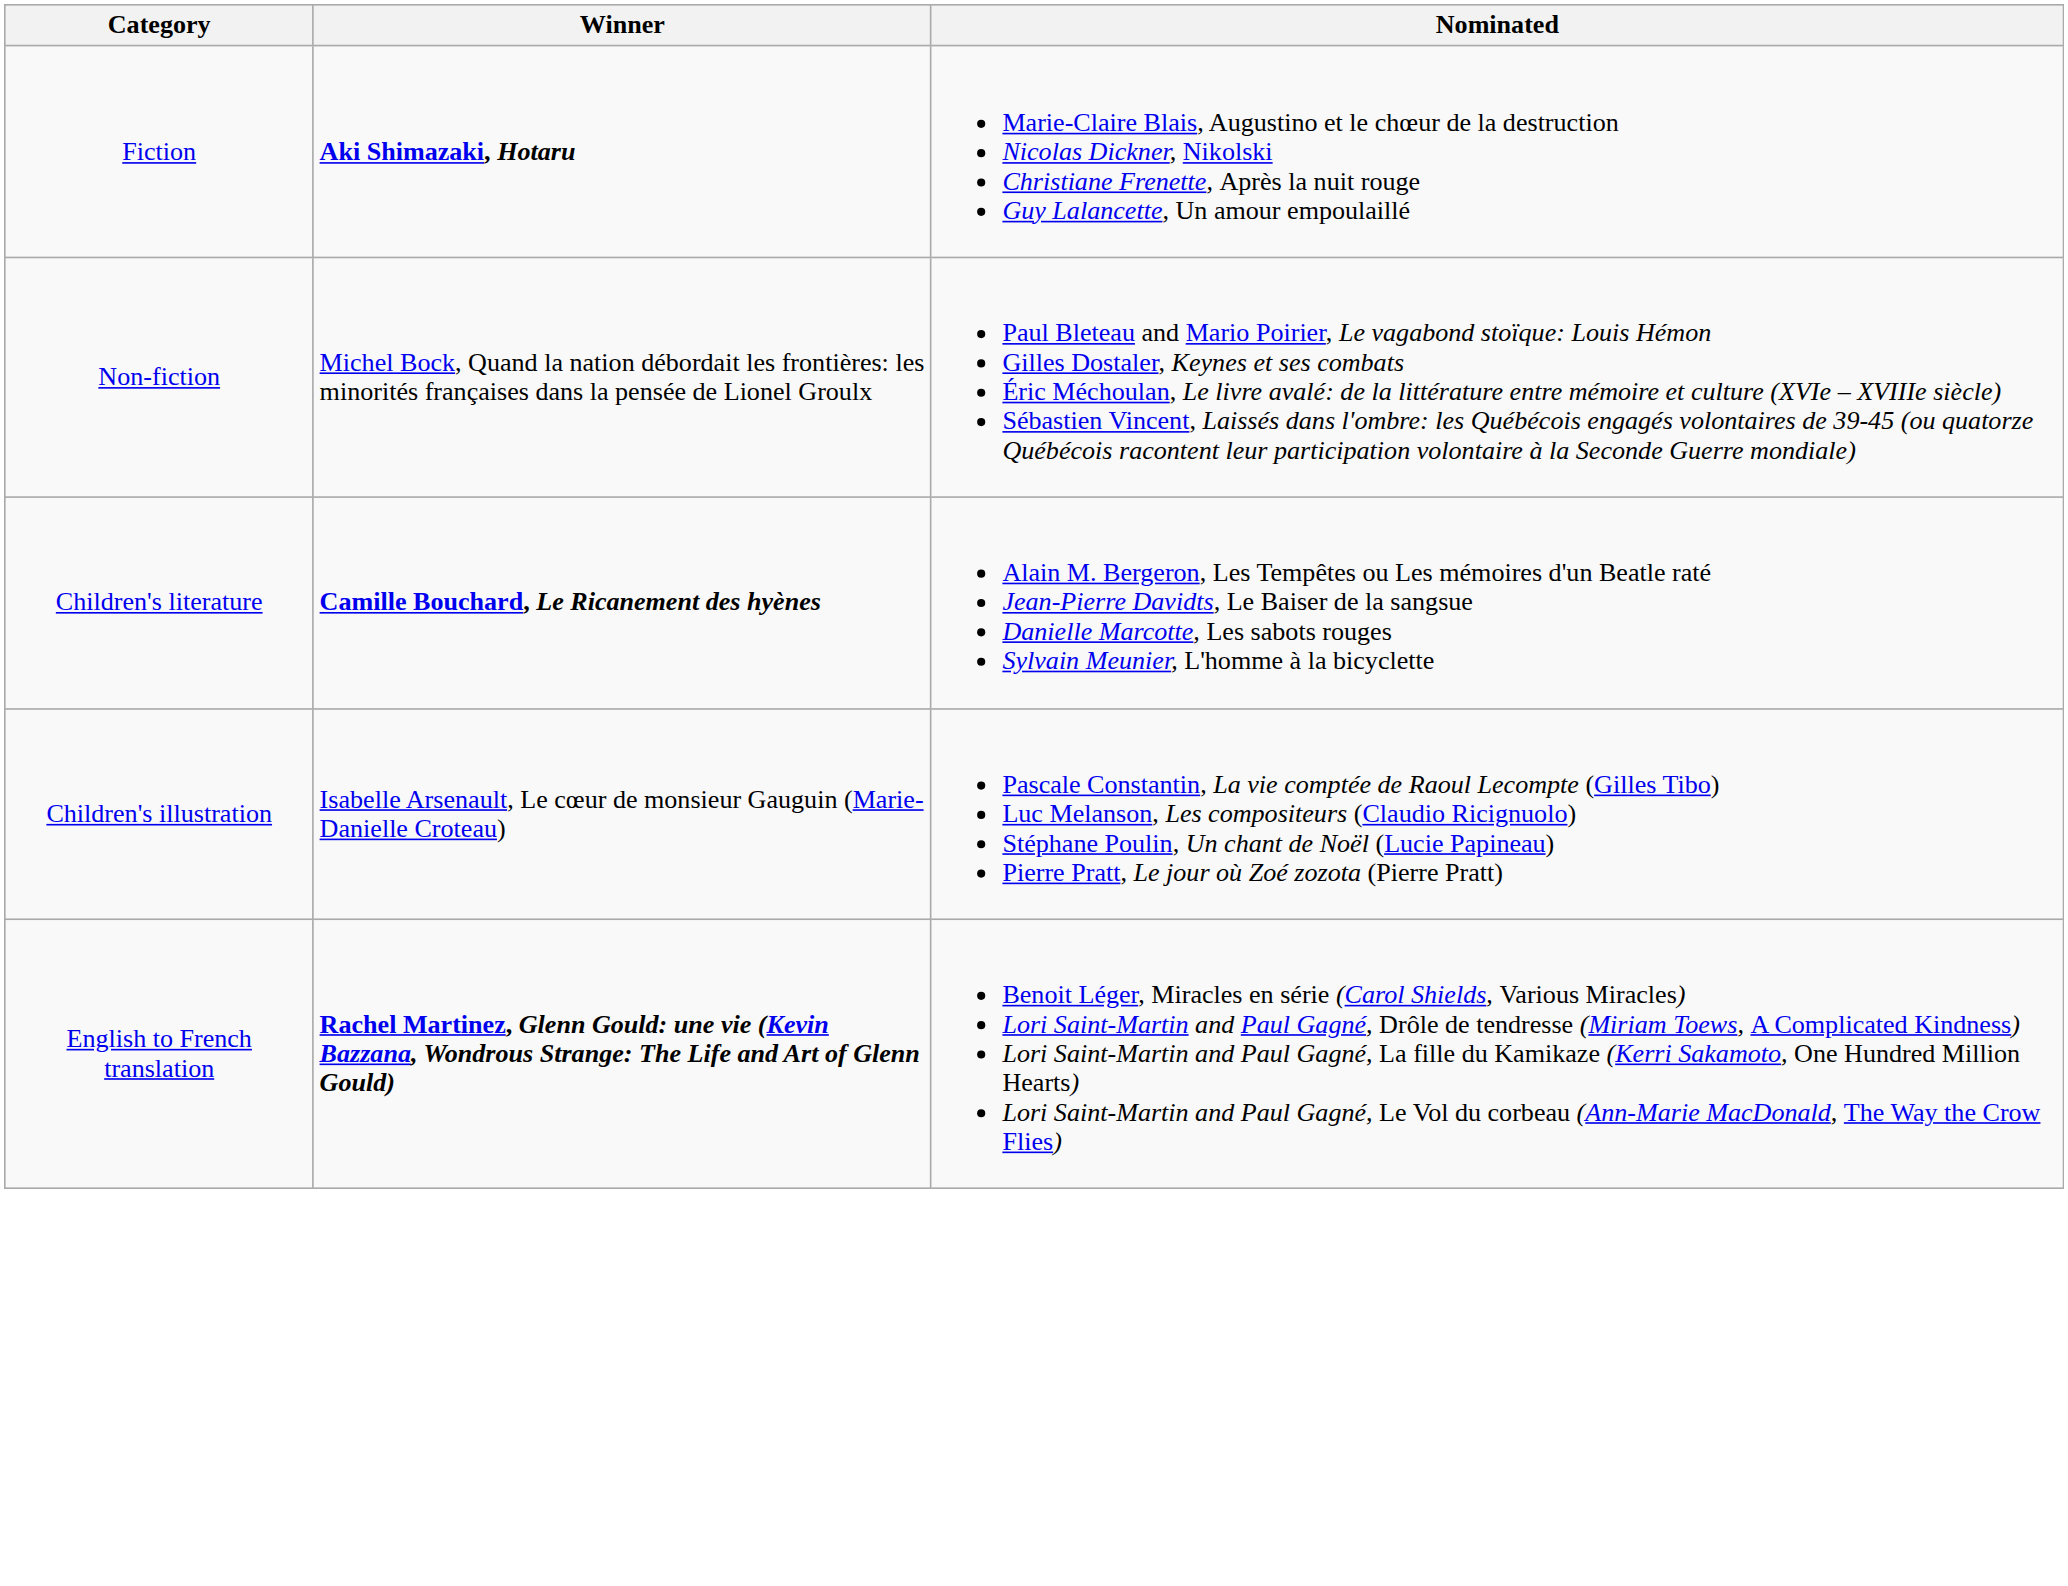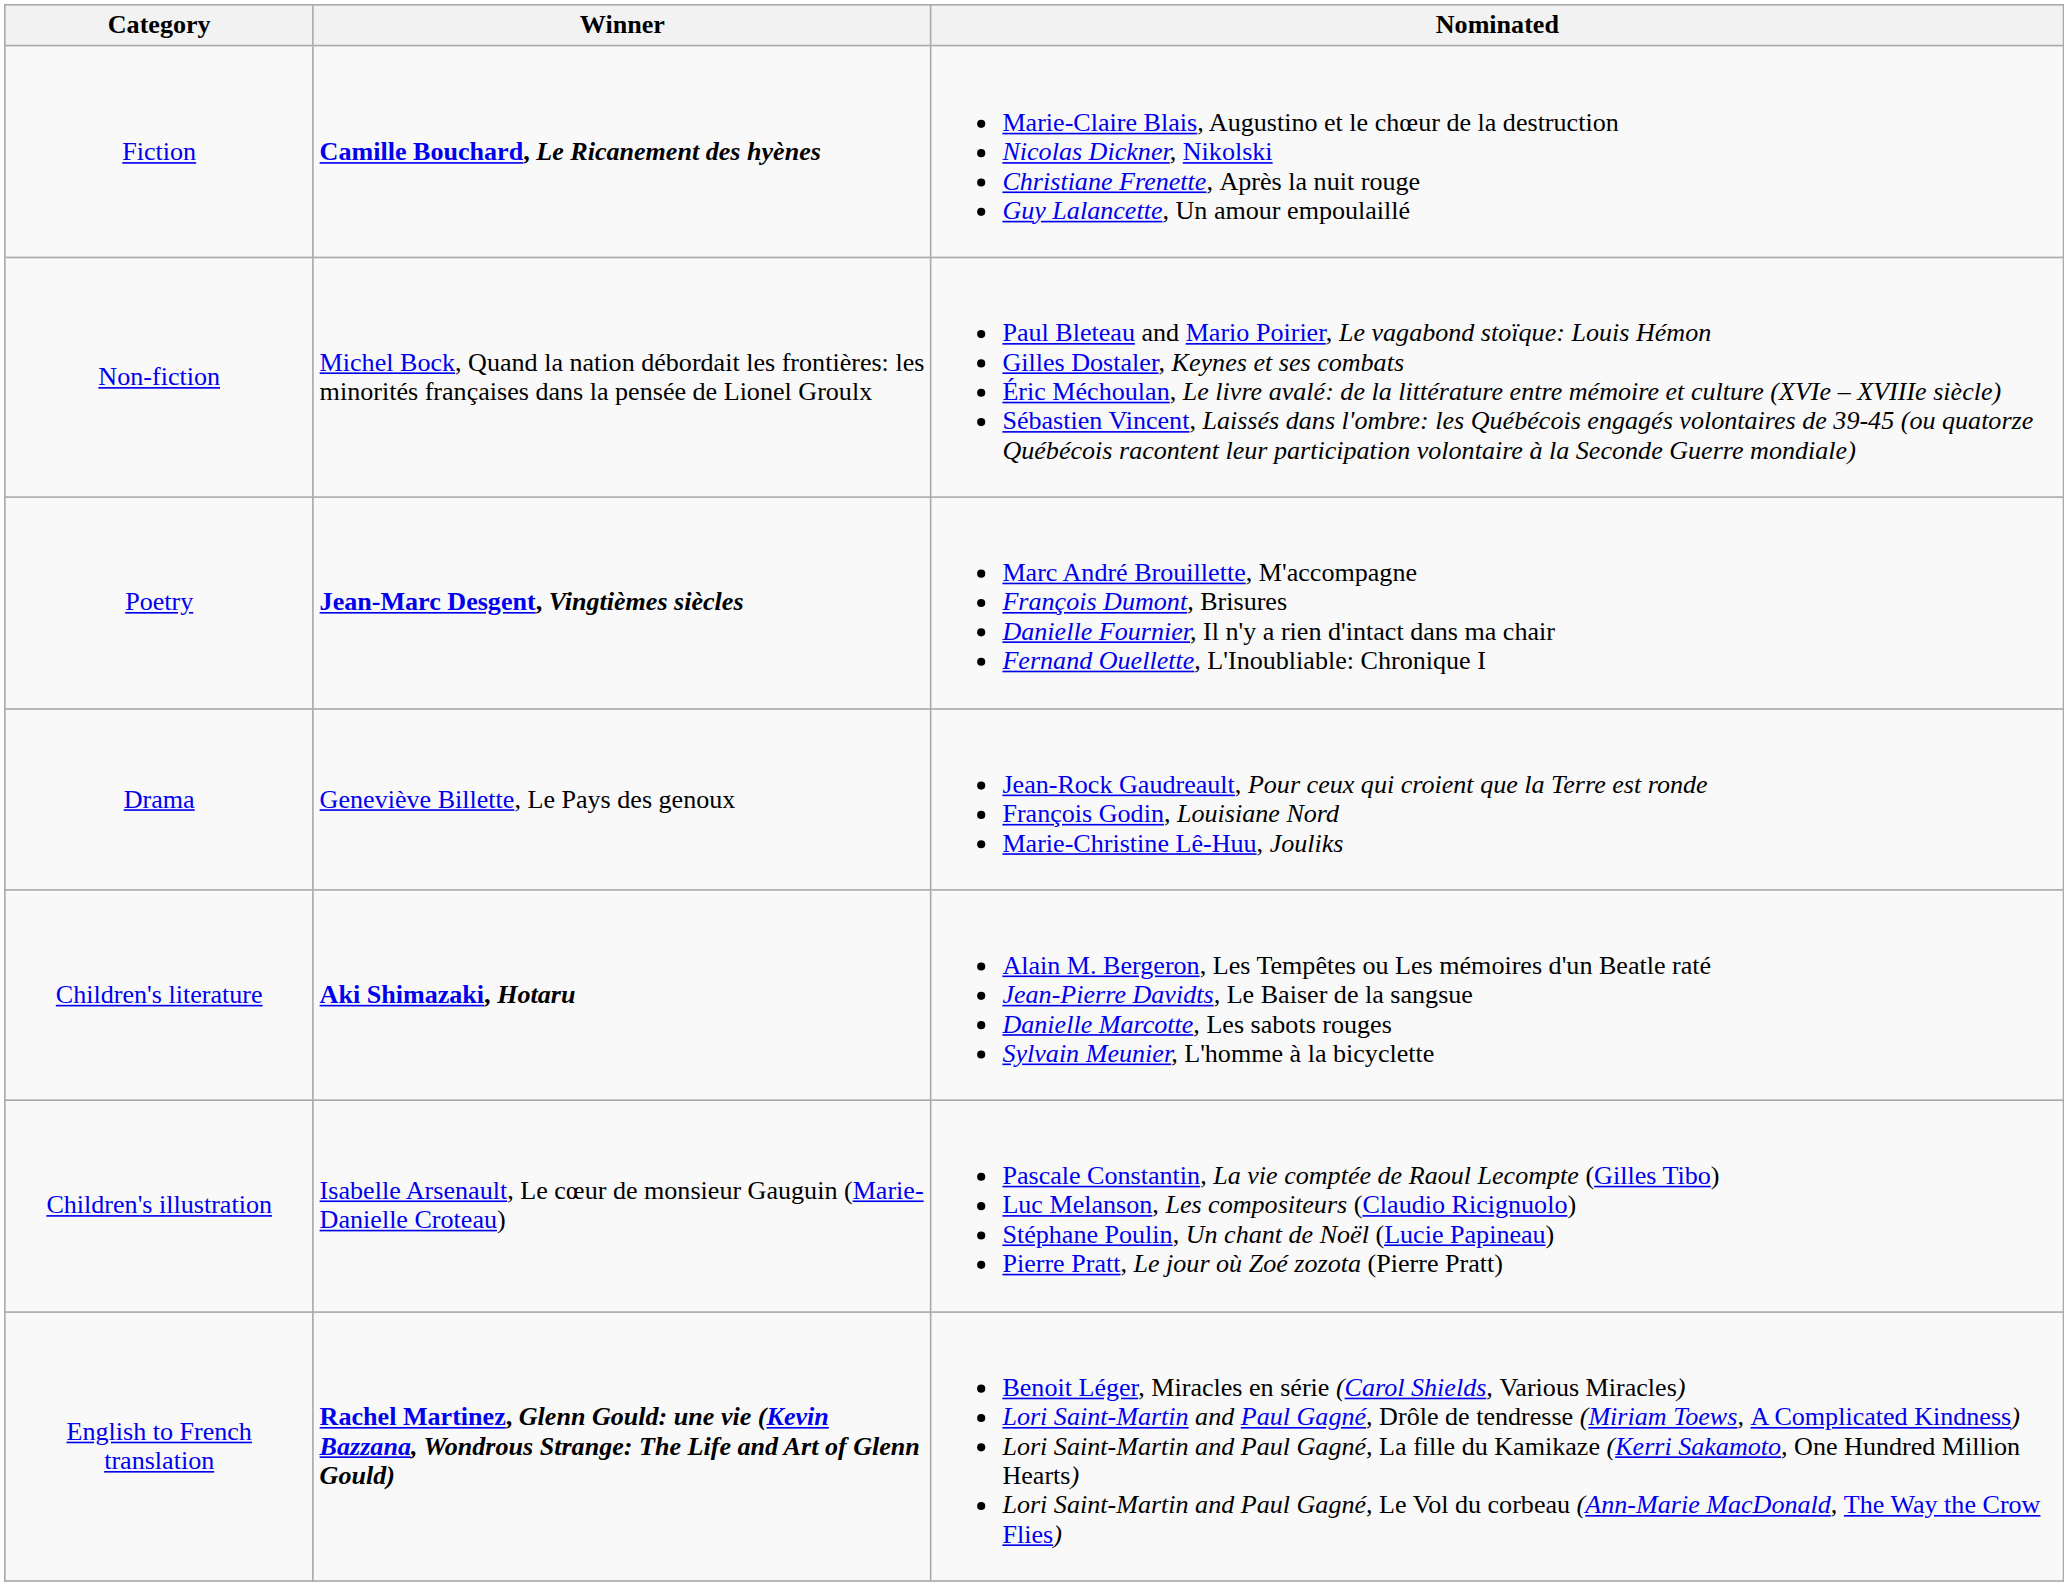(448, 151) Aki Shimazaki, Hotaru -> (570, 151) Camille Bouchard, Le Ricanement des hyènes
+ row: (159, 602)
+ row: (159, 798)
(570, 602) Camille Bouchard, Le Ricanement des hyènes -> (448, 994) Aki Shimazaki, Hotaru
